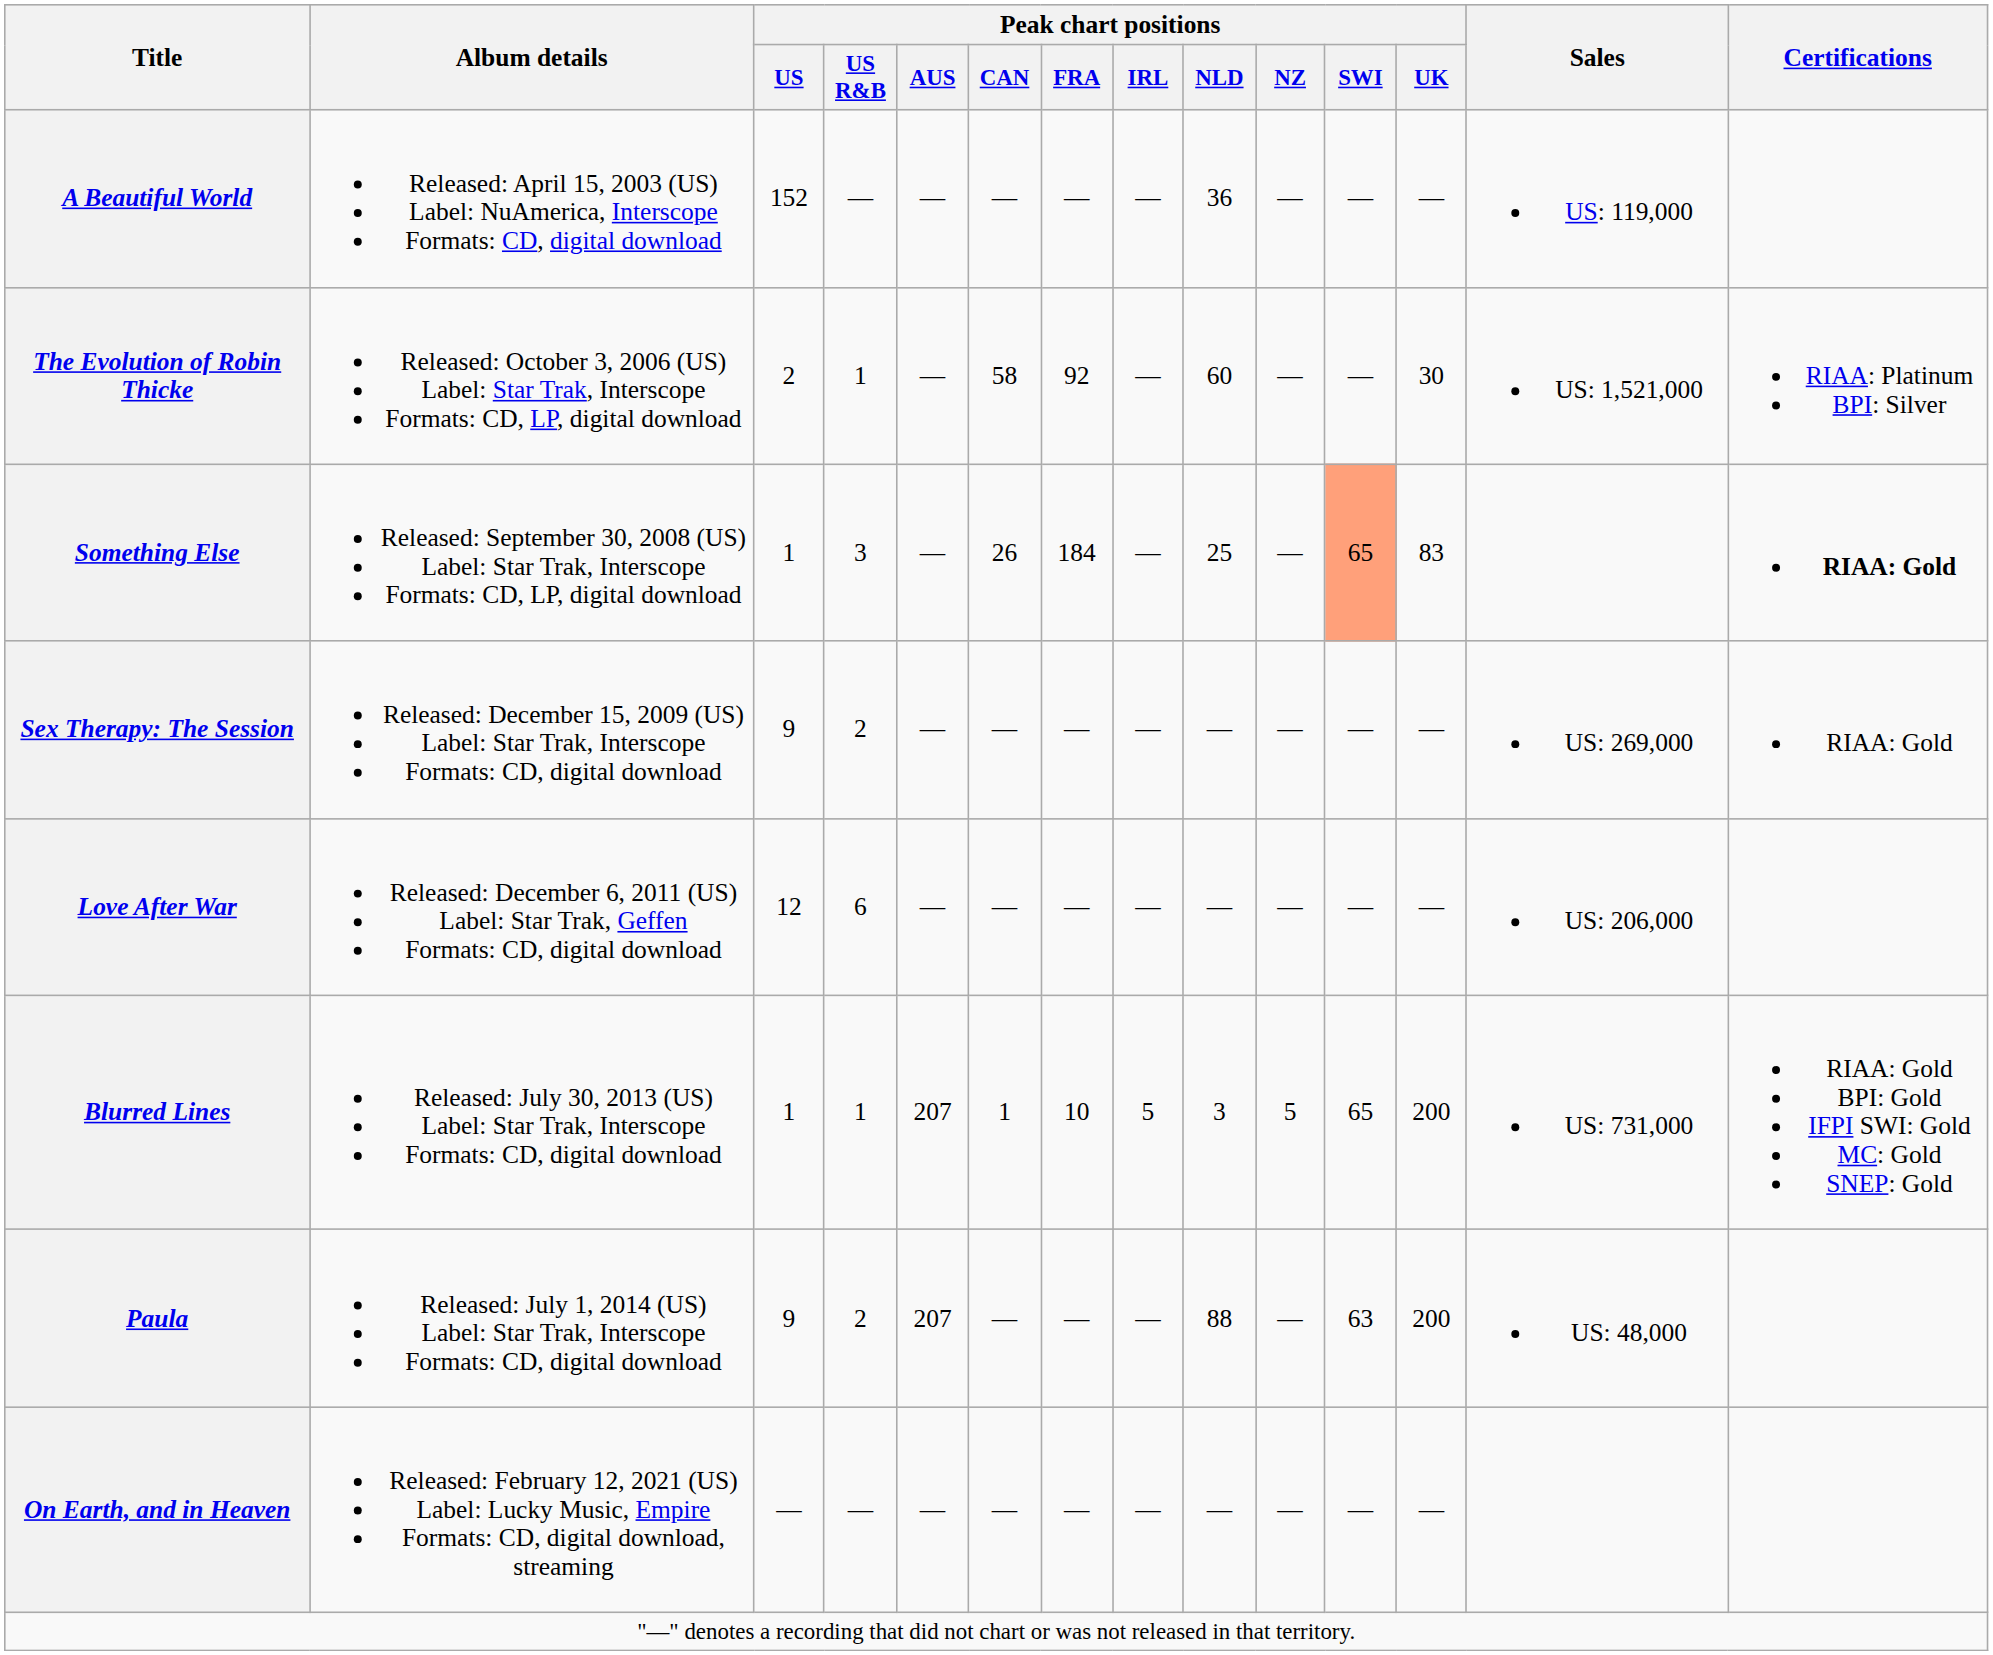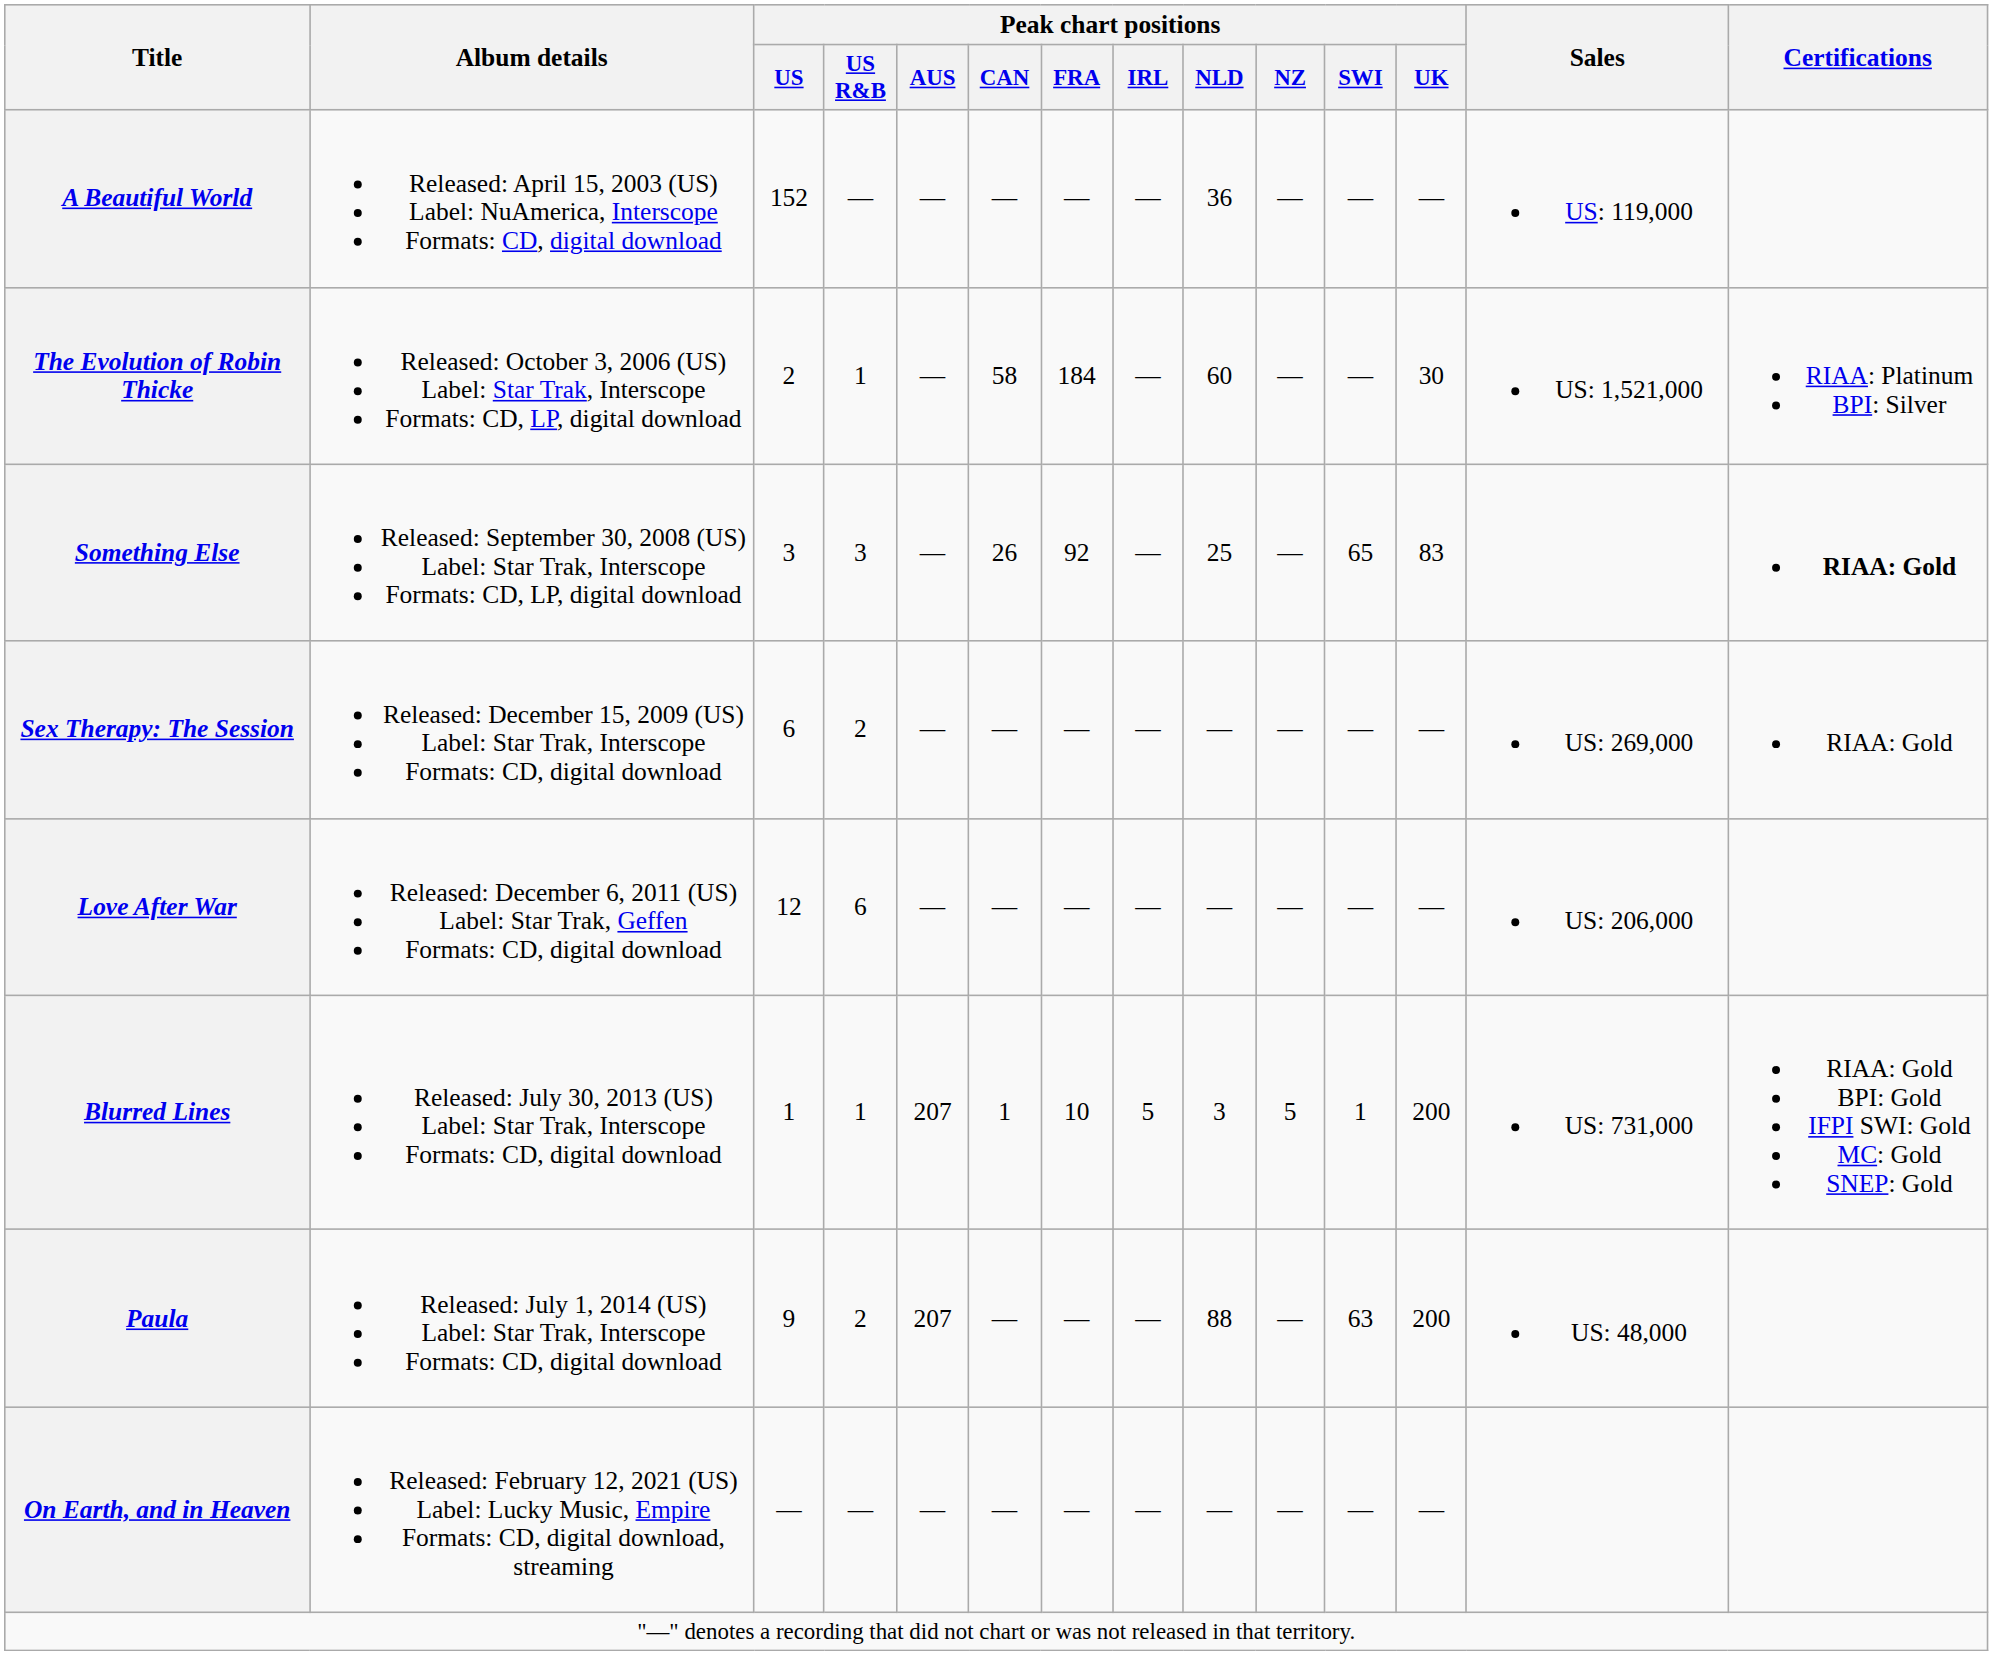(1077, 375) 92 -> (1077, 375) 184
(789, 552) 1 -> (789, 552) 3
(1077, 552) 184 -> (1077, 552) 92
(1360, 552) lightsalmon background -> (1360, 552) no background
(789, 729) 9 -> (789, 729) 6
(1360, 1112) 65 -> (1360, 1112) 1
